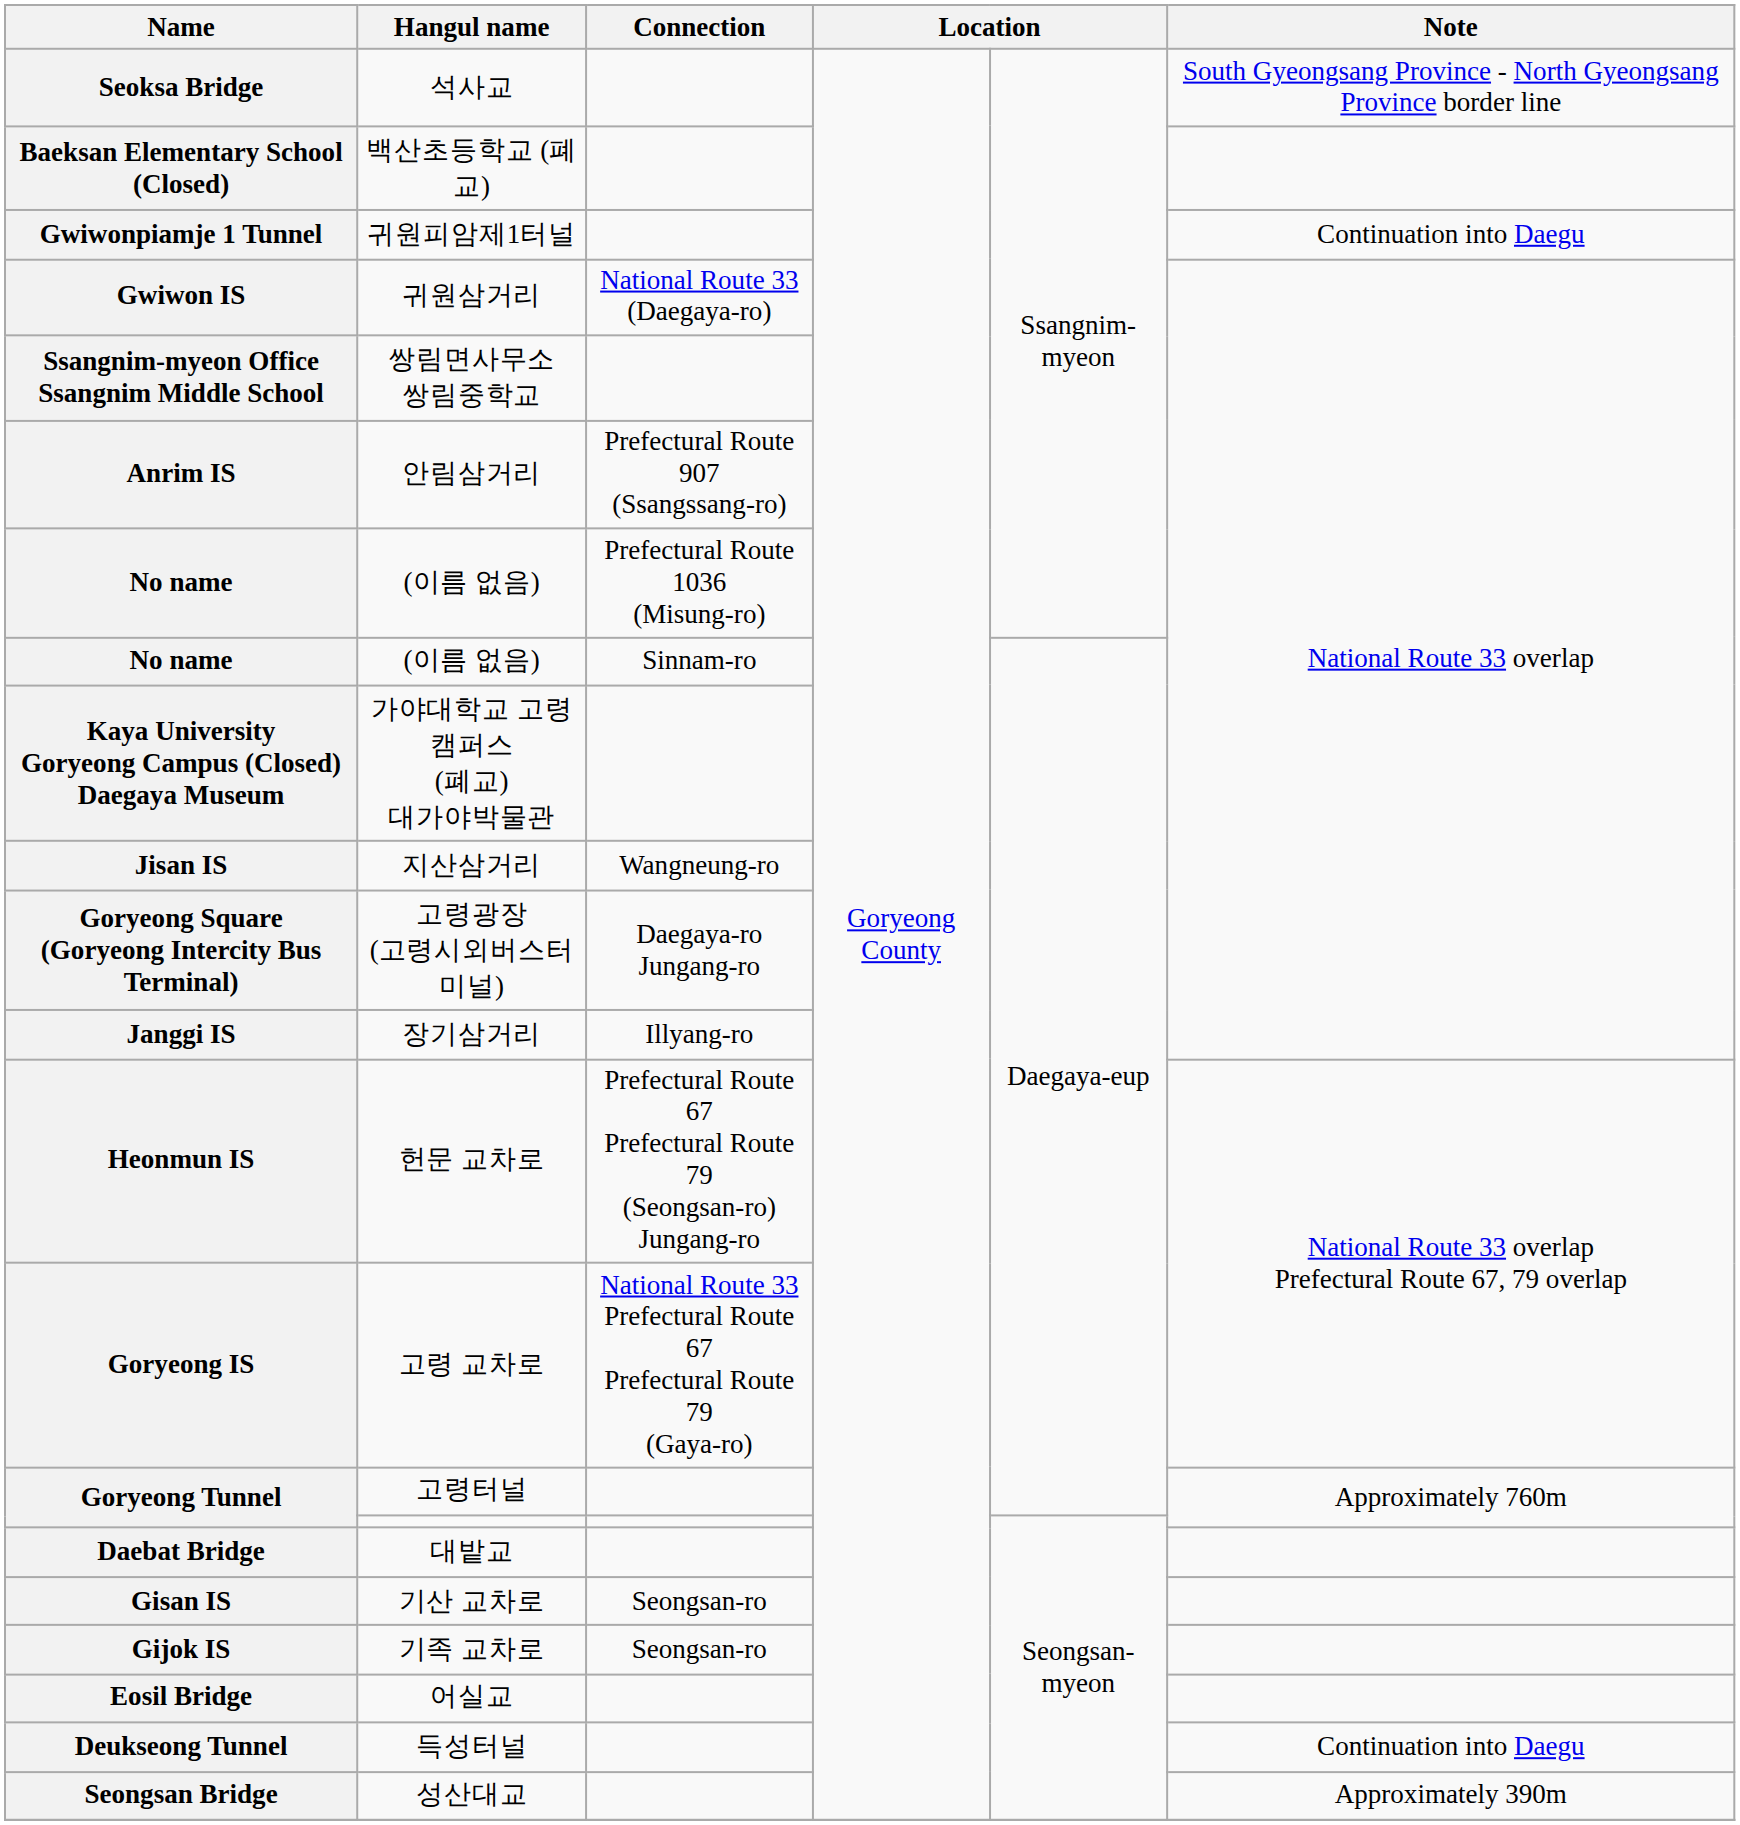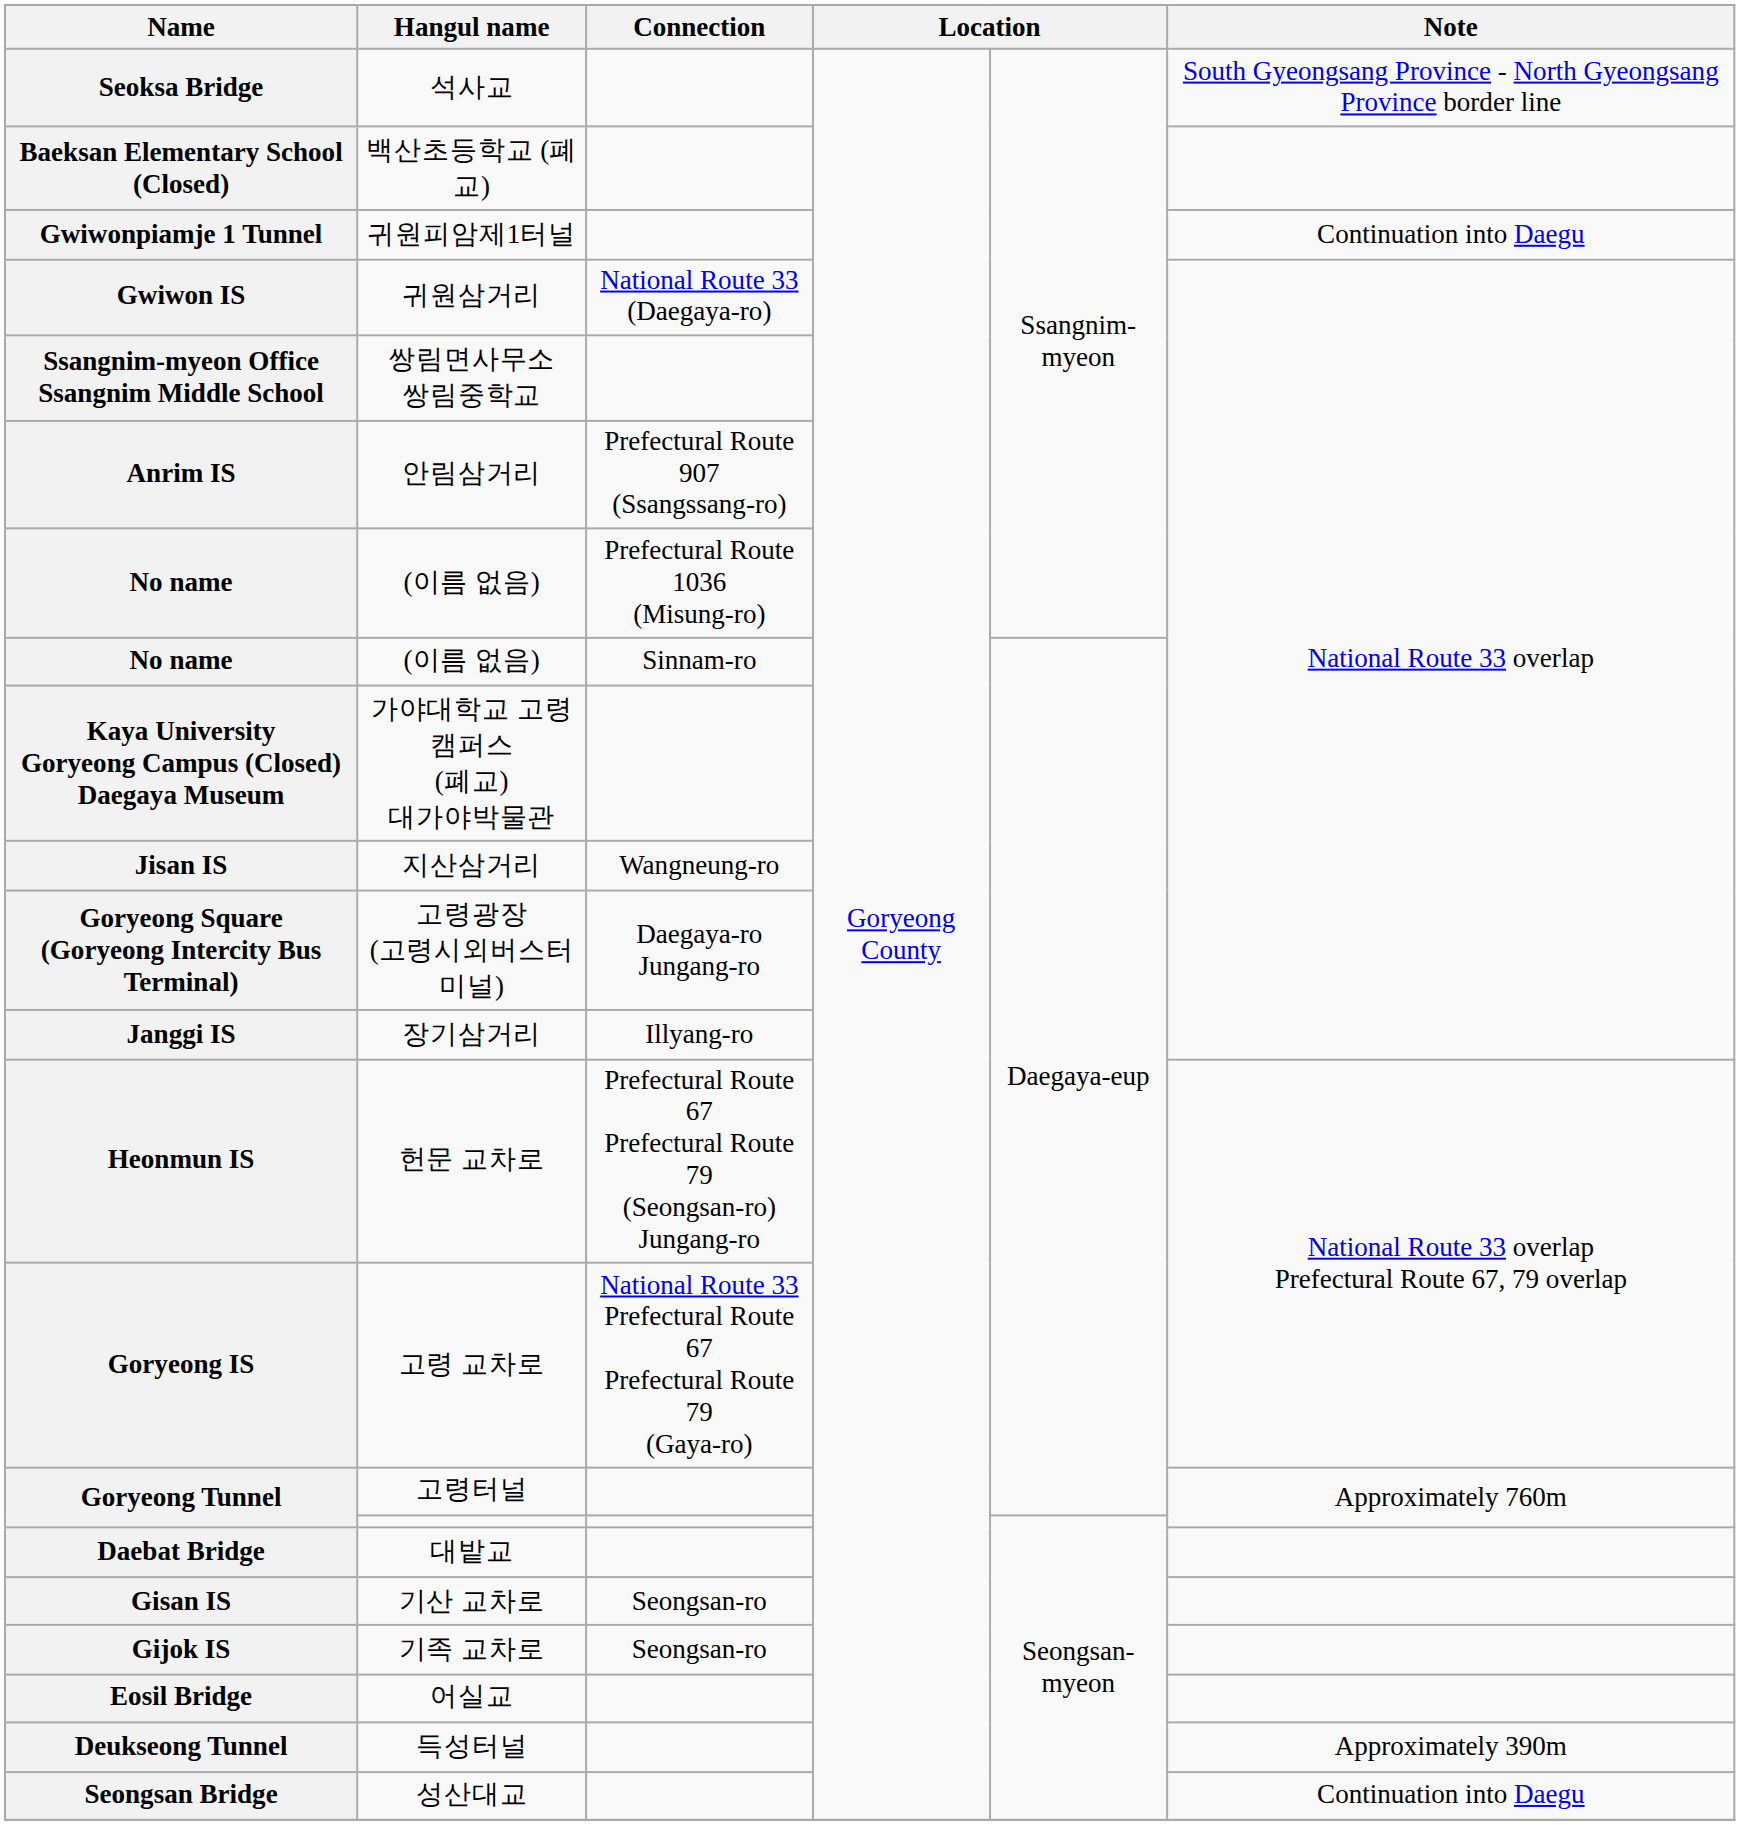(1451, 1746) Continuation into Daegu -> (1451, 1746) Approximately 390m
(1451, 1794) Approximately 390m -> (1451, 1794) Continuation into Daegu
